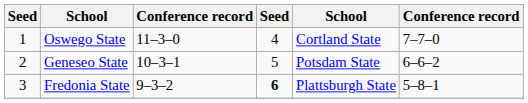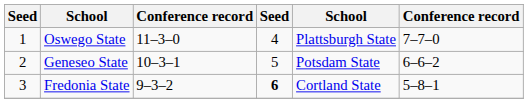(338, 39) Cortland State -> (346, 39) Plattsburgh State
(346, 86) Plattsburgh State -> (338, 86) Cortland State
